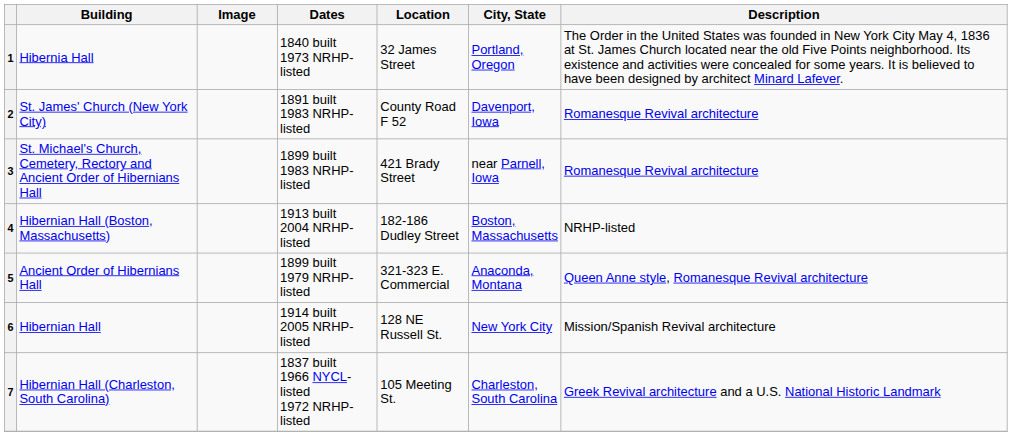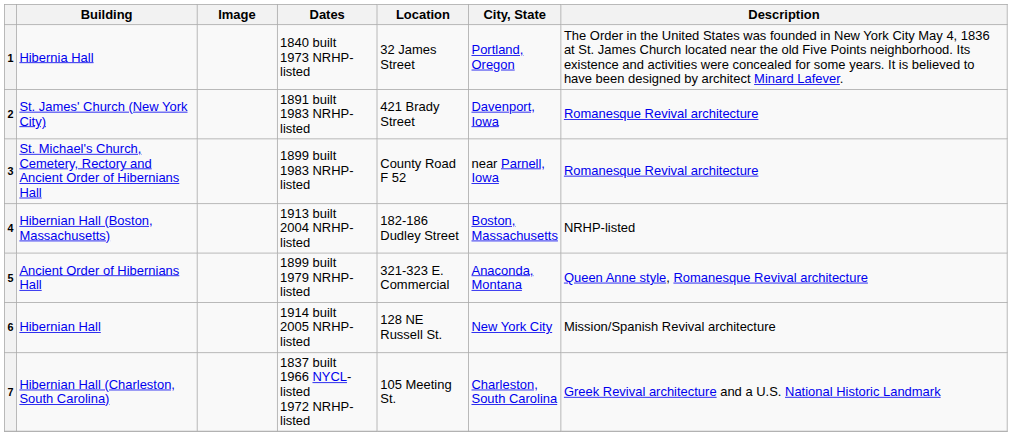(418, 114) County Road F 52 -> (410, 114) 421 Brady Street
(410, 171) 421 Brady Street -> (418, 171) County Road F 52
